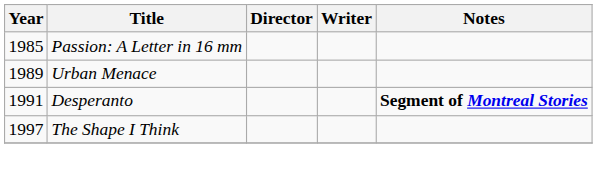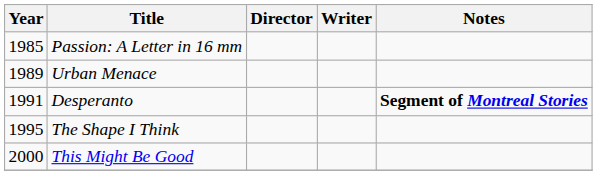(26, 128) 1997 -> (26, 128) 1995
+ row: (122, 156)
